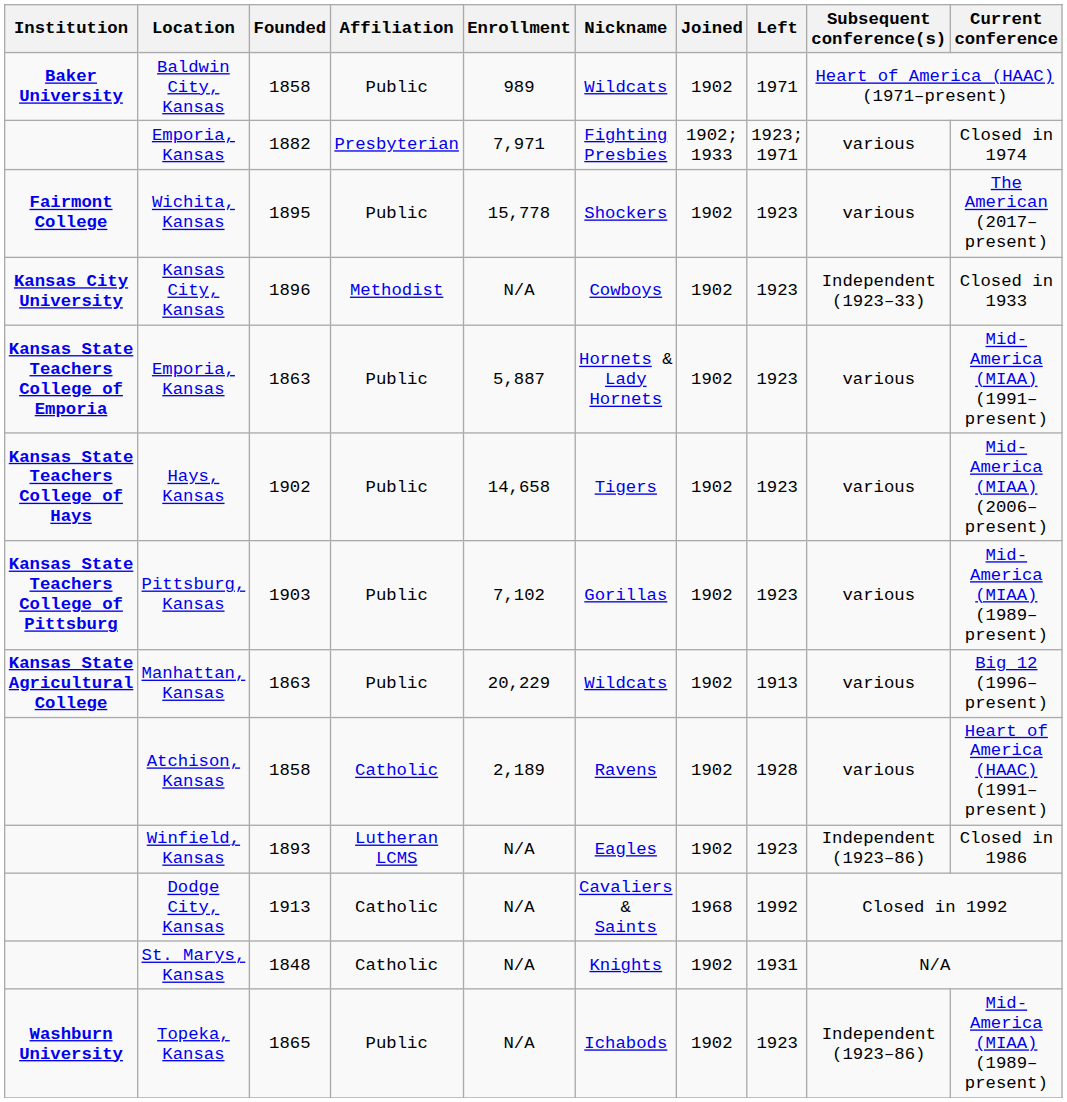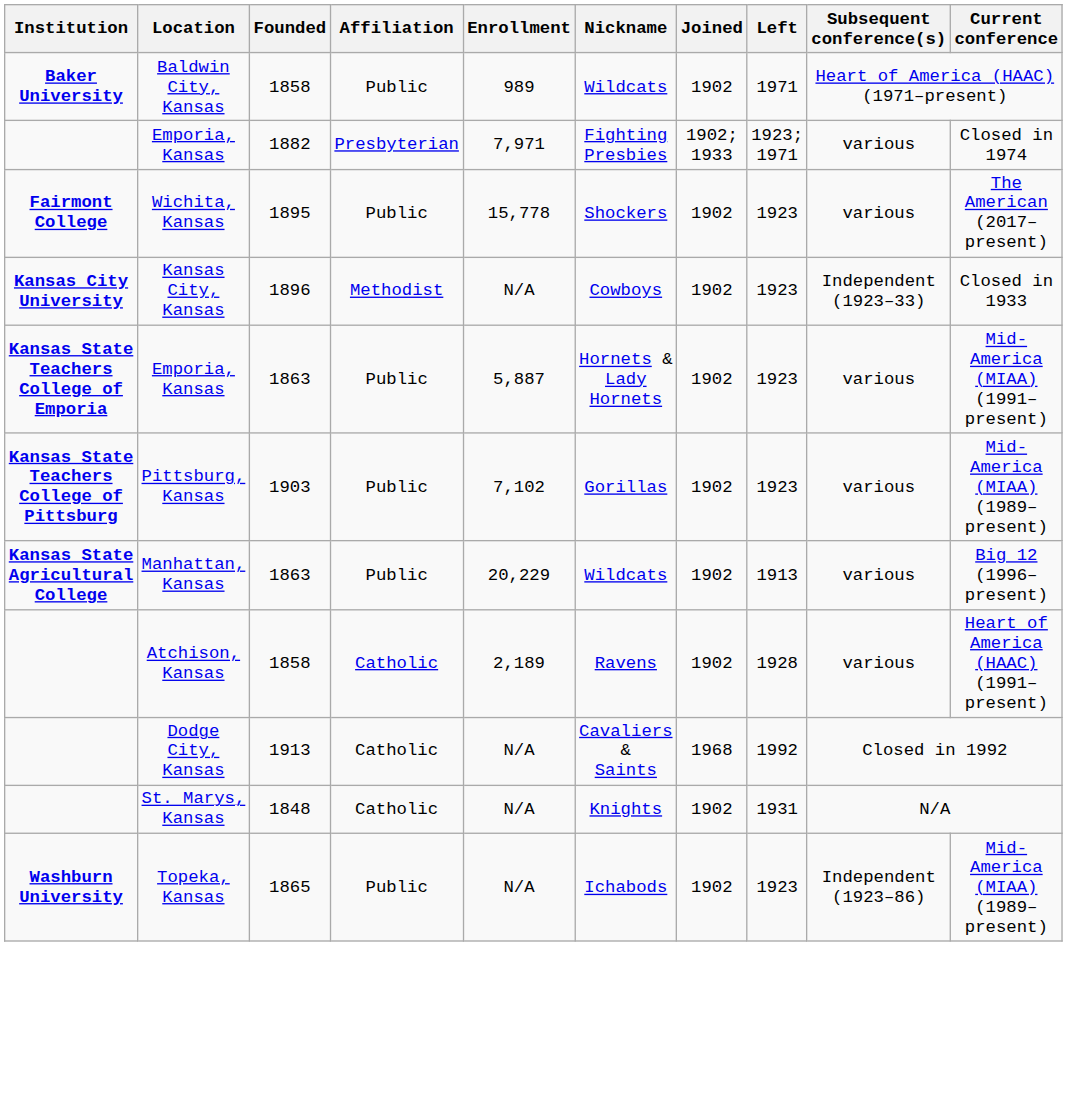- row: (193, 487)
- row: (193, 849)
